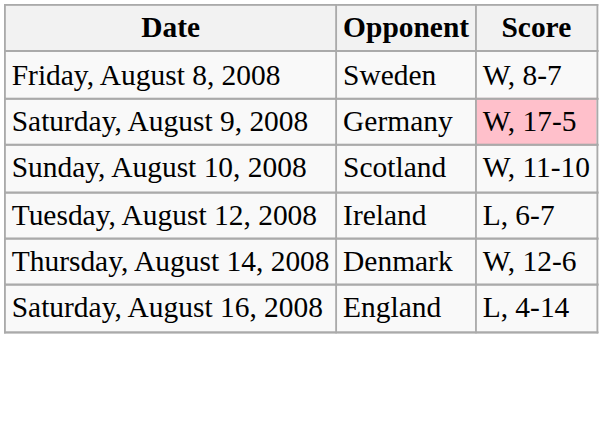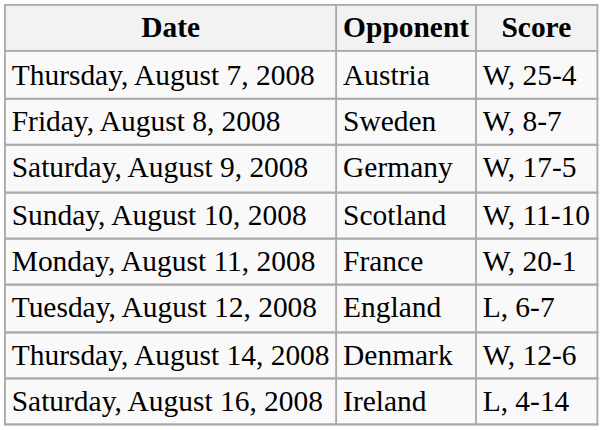+ row: (163, 74)
(530, 121) pink background -> (530, 167) no background
+ row: (164, 261)
(385, 214) Ireland -> (392, 307) England
(392, 307) England -> (385, 401) Ireland
